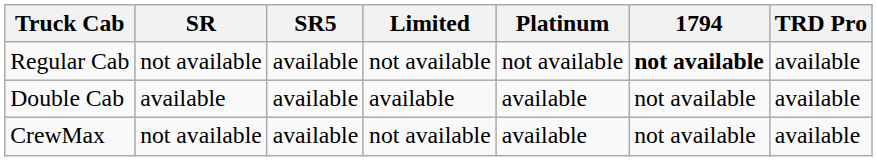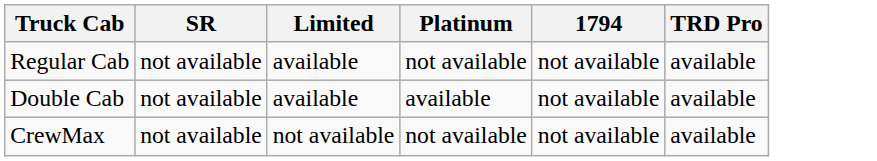- column: (315, 23)
(430, 60) not available -> (315, 60) available
(699, 60) bold -> (599, 60) normal
(183, 98) available -> (201, 98) not available
(544, 135) available -> (466, 135) not available
